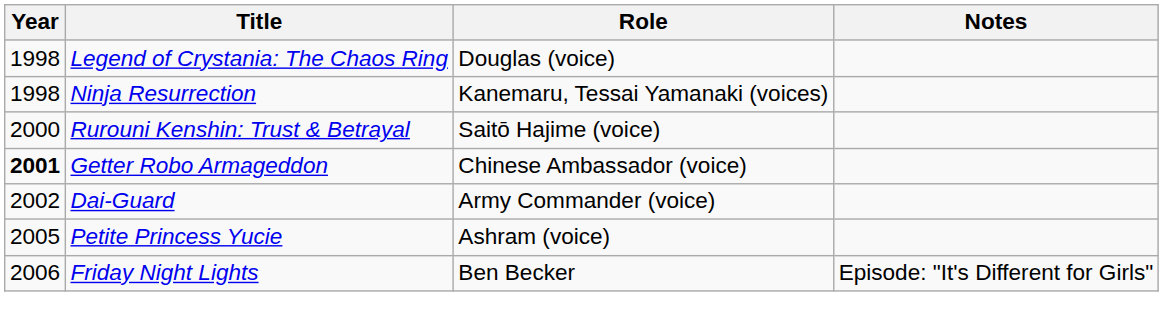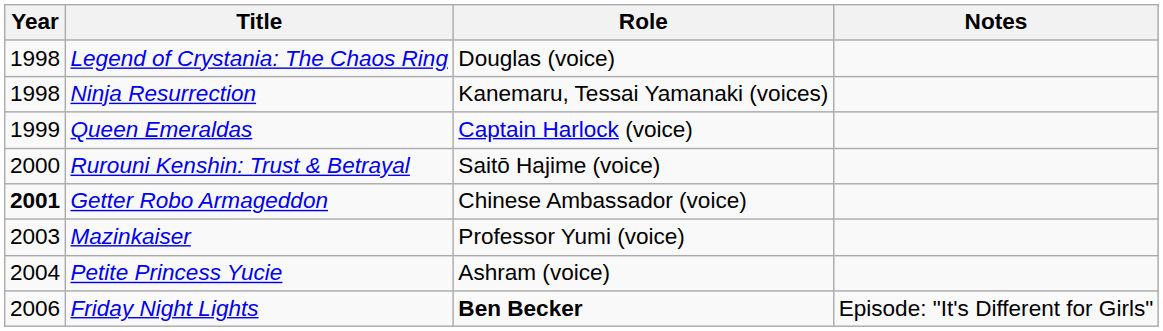+ row: (161, 129)
- row: (123, 201)
+ row: (131, 237)
(35, 237) 2005 -> (35, 272) 2004
(517, 272) normal -> (520, 308) bold
